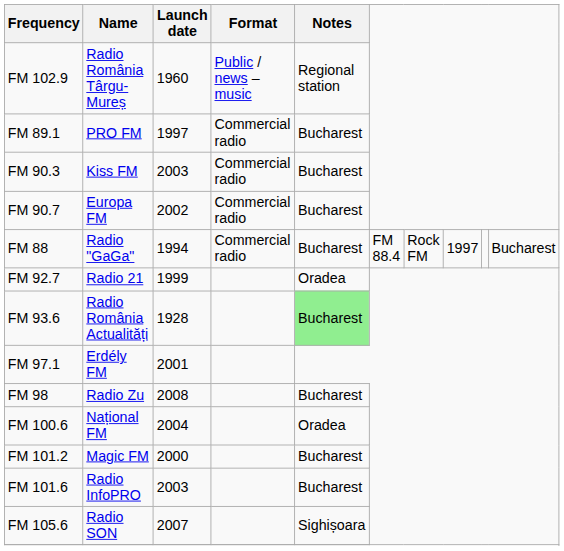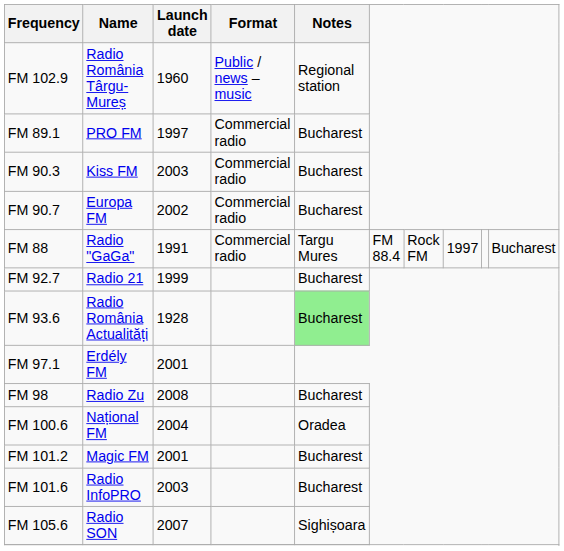(173, 248) 1994 -> (173, 248) 1991
(330, 248) Bucharest -> (318, 248) Targu Mures
(322, 279) Oradea -> (330, 279) Bucharest
(173, 456) 2000 -> (173, 456) 2001
